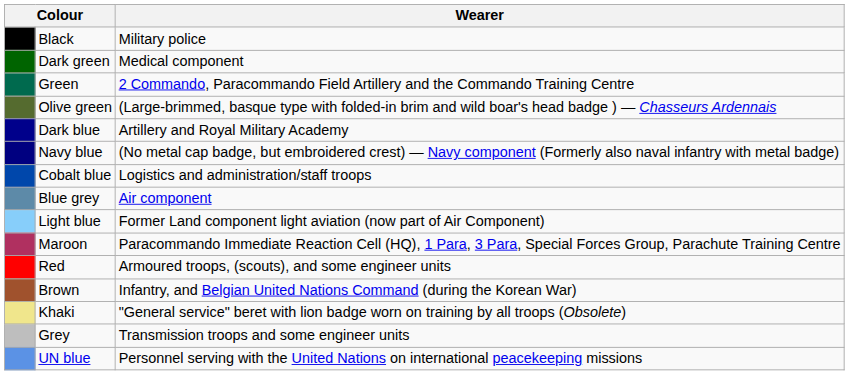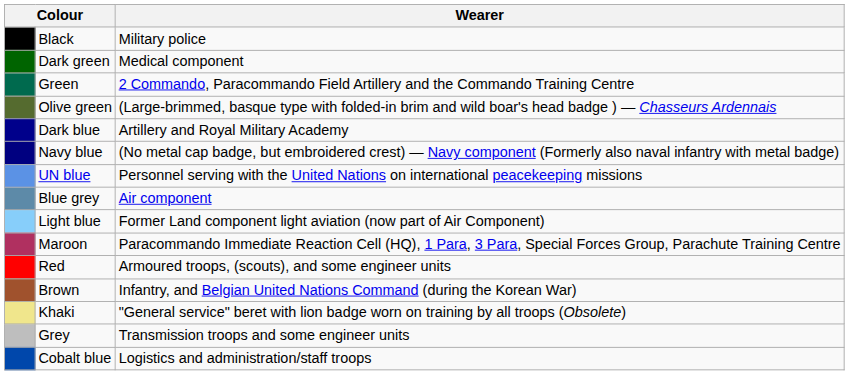rows swapped: (75, 175) <-> (64, 358)
